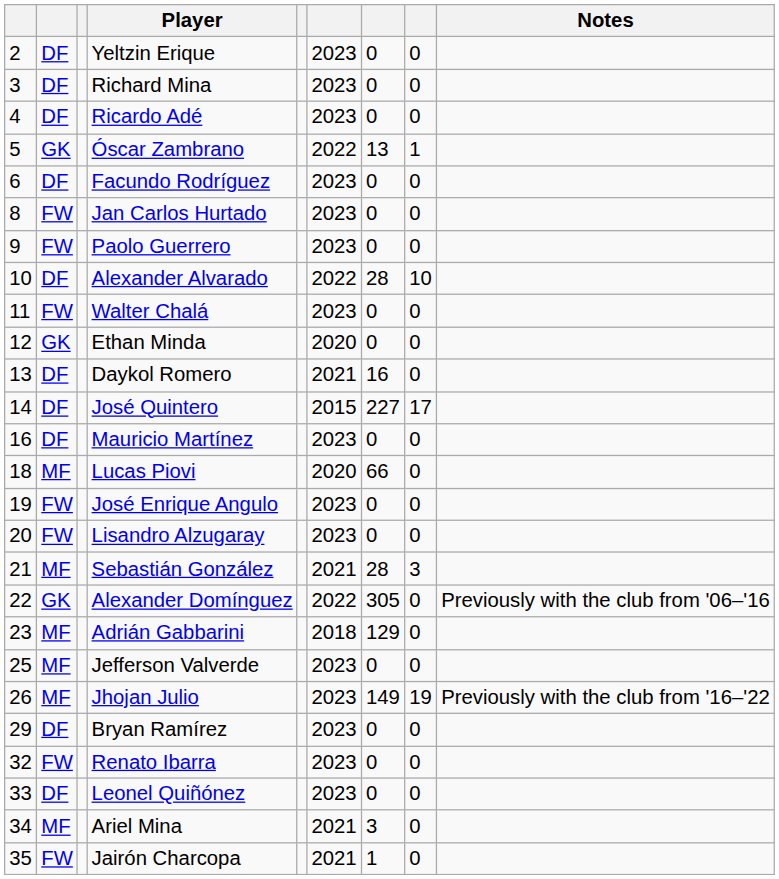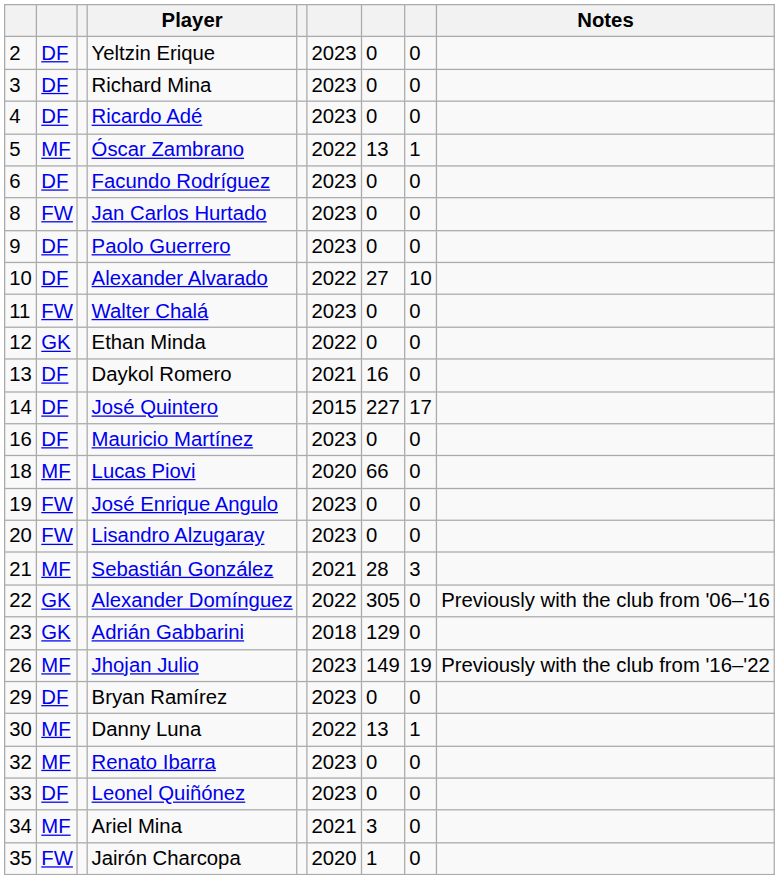(56, 149) GK -> (56, 149) MF
(57, 246) FW -> (55, 246) DF
(377, 278) 28 -> (377, 278) 27
(334, 342) 2020 -> (334, 342) 2022
(56, 632) MF -> (56, 632) GK
- row: (175, 665)
+ row: (146, 729)
(57, 761) FW -> (56, 761) MF
(334, 858) 2021 -> (334, 858) 2020
